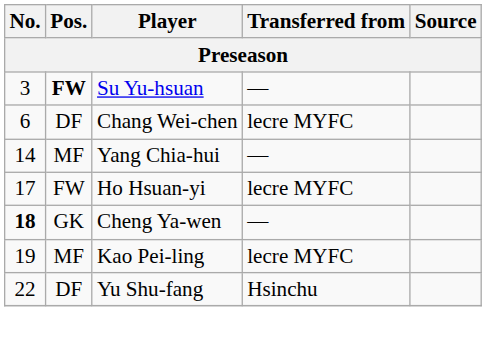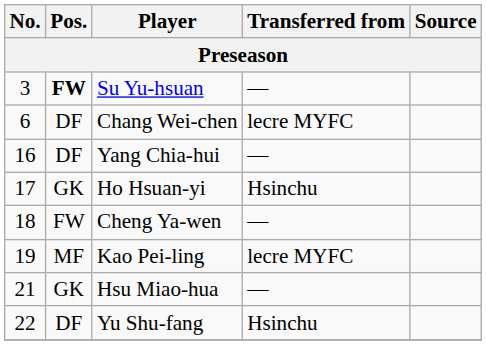(25, 155) 14 -> (25, 155) 16
(69, 155) MF -> (69, 155) DF
(69, 188) FW -> (69, 188) GK
(300, 188) lecre MYFC -> (282, 188) Hsinchu
(25, 222) bold -> (25, 222) normal
(69, 222) GK -> (69, 222) FW
+ row: (158, 289)
